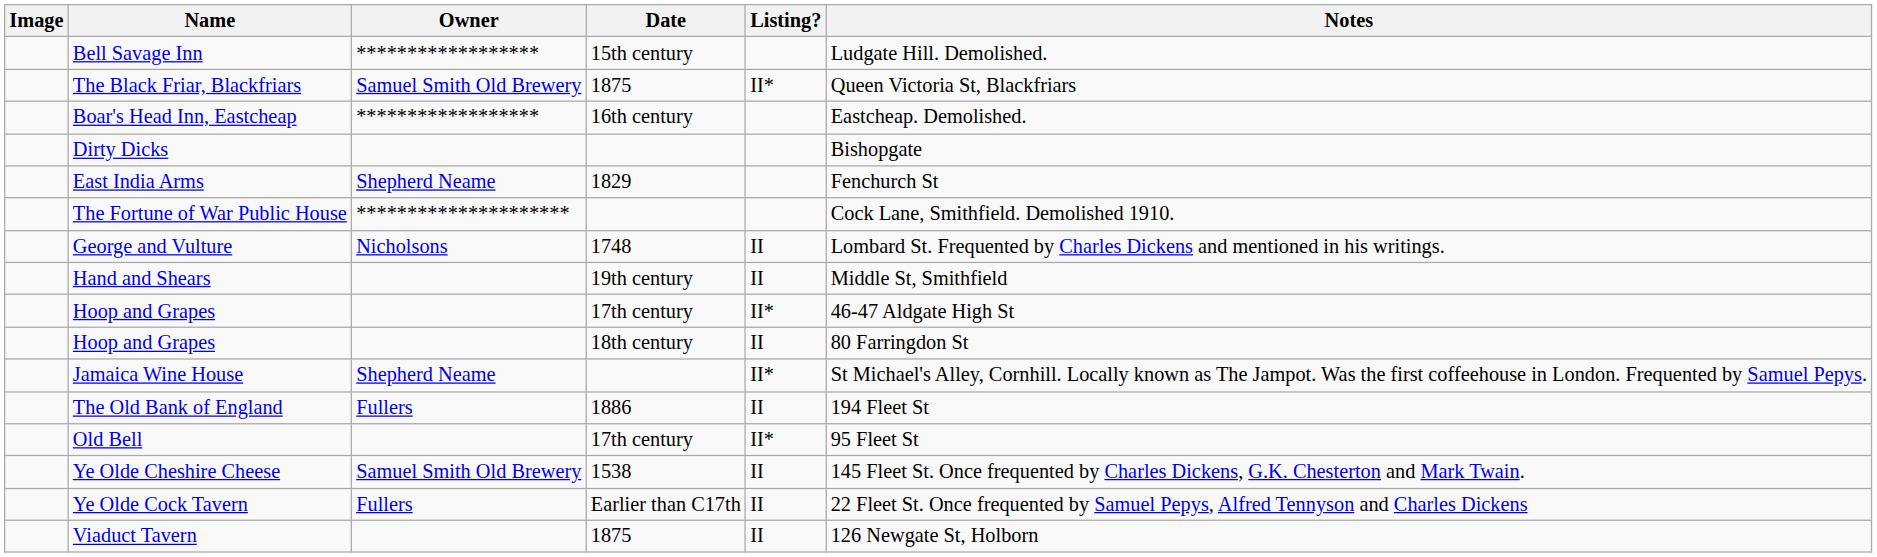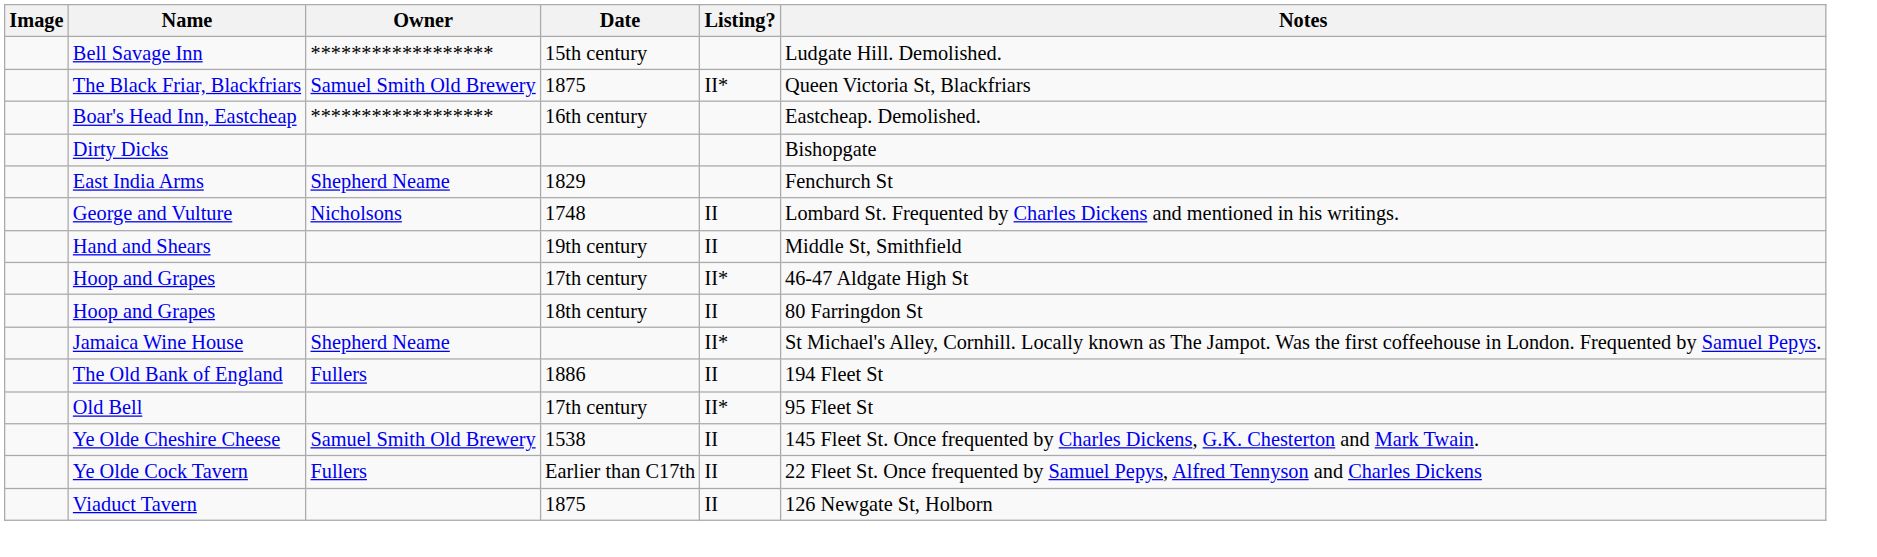- row: (210, 213)
